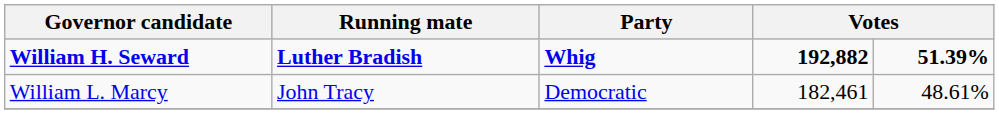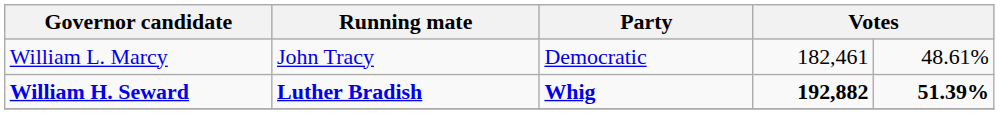rows swapped: (99, 56) <-> (89, 91)
